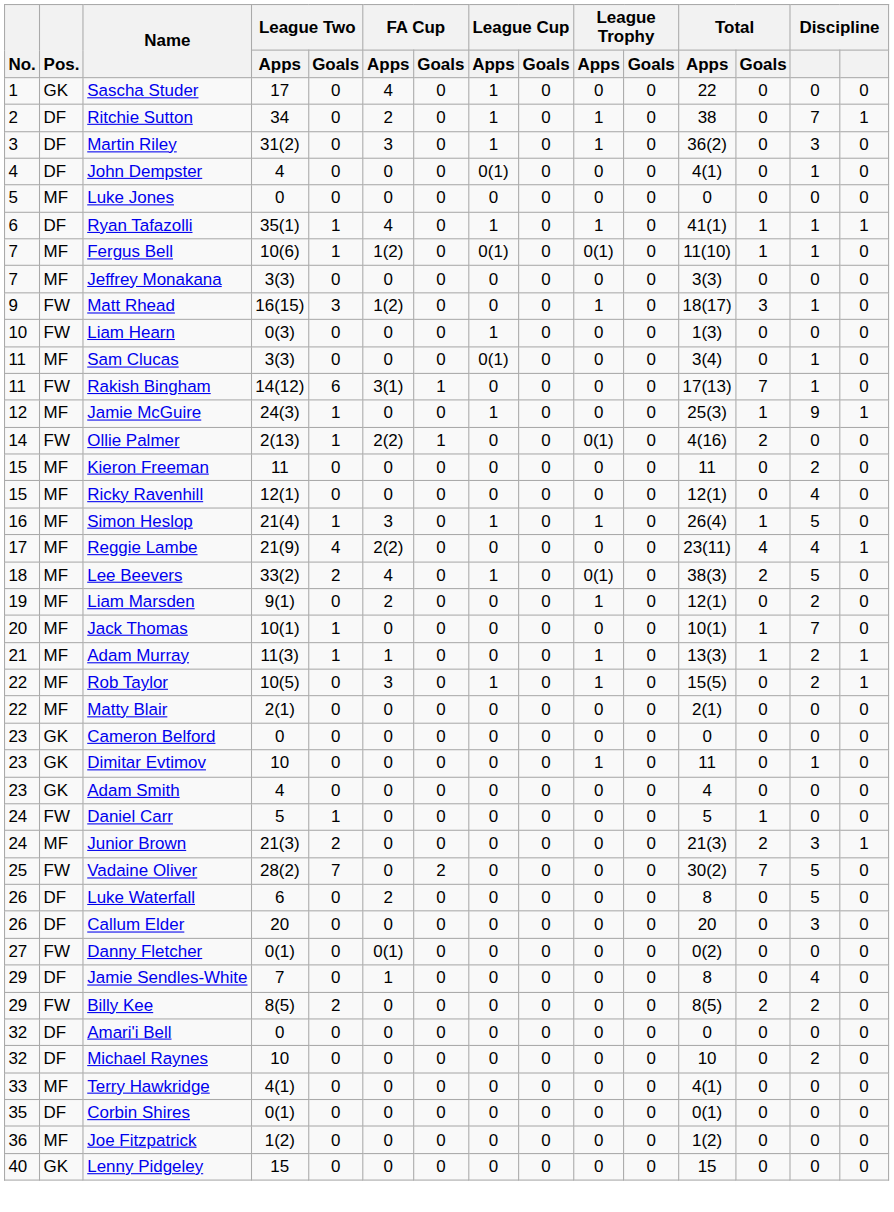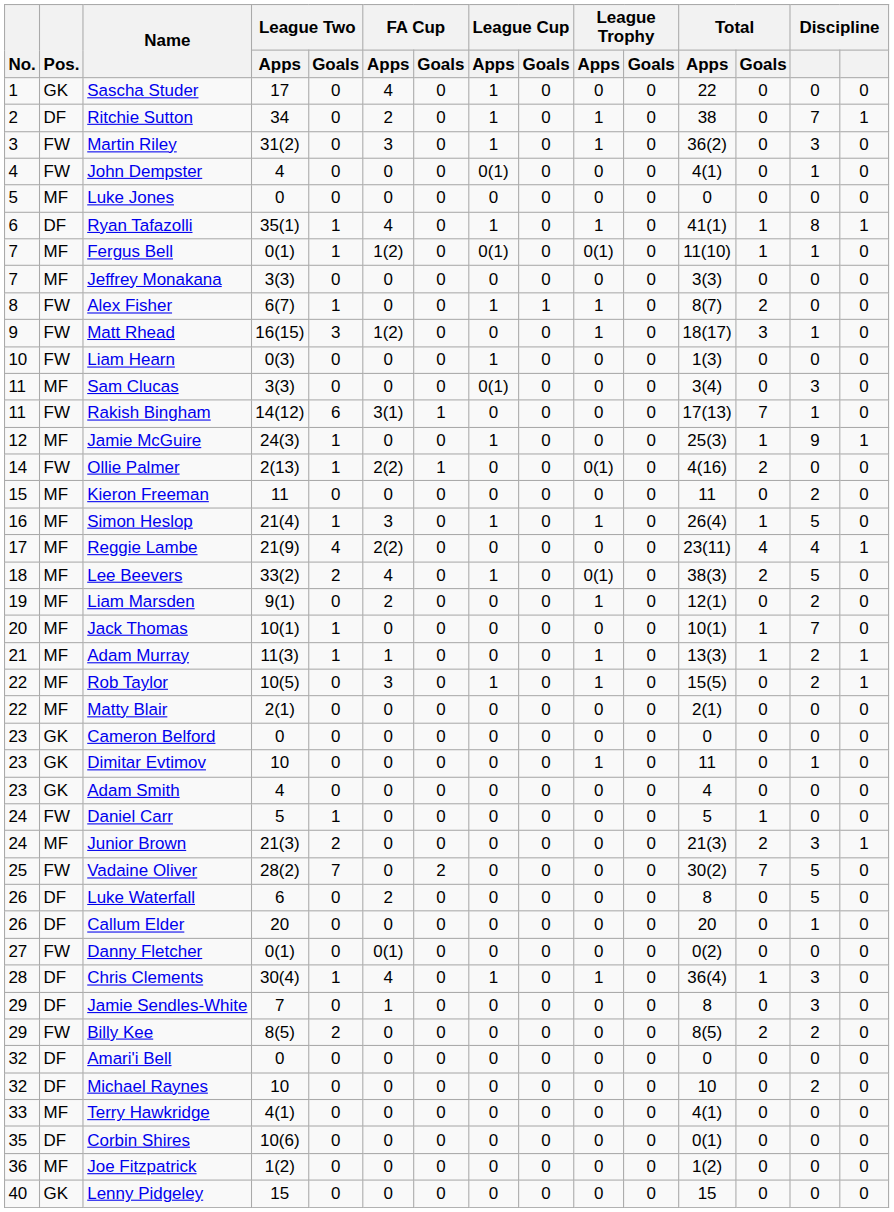(55, 144) DF -> (57, 144) FW
(55, 171) DF -> (57, 171) FW
(815, 225) 1 -> (815, 225) 8
(280, 252) 10(6) -> (280, 252) 0(1)
+ row: (130, 306)
(815, 359) 1 -> (815, 386) 3
- row: (145, 494)
(815, 924) 3 -> (815, 924) 1
+ row: (145, 978)
(815, 978) 4 -> (815, 1005) 3
(280, 1112) 0(1) -> (280, 1139) 10(6)
